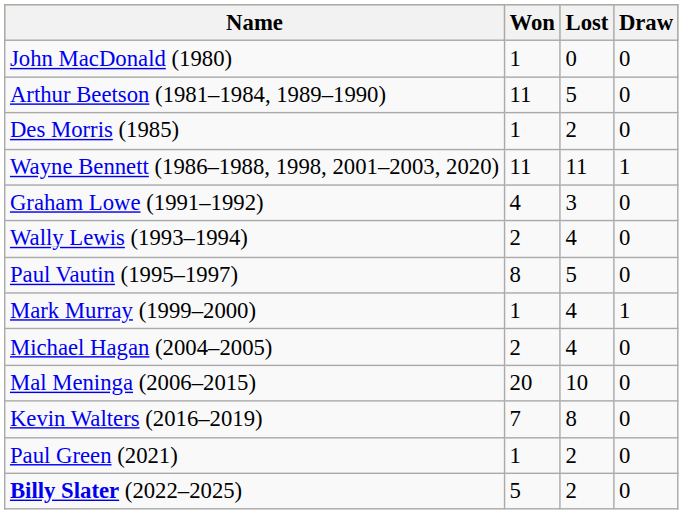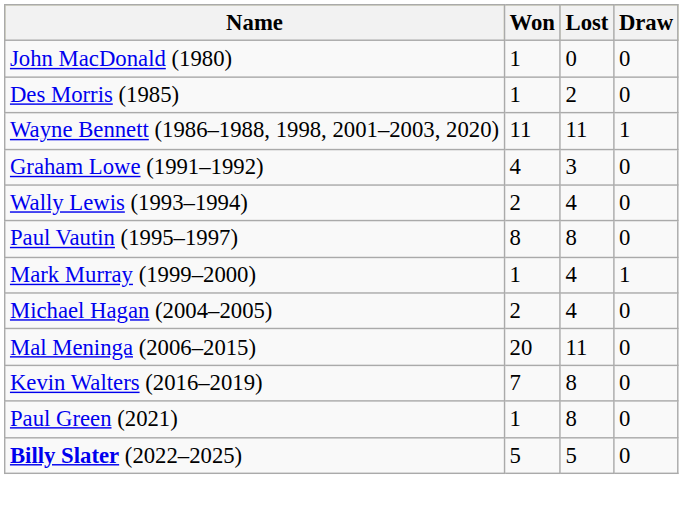- row: (198, 94)
(571, 274) 5 -> (571, 238) 8
(577, 382) 10 -> (576, 346) 11
(571, 454) 2 -> (571, 418) 8
(571, 490) 2 -> (571, 454) 5
